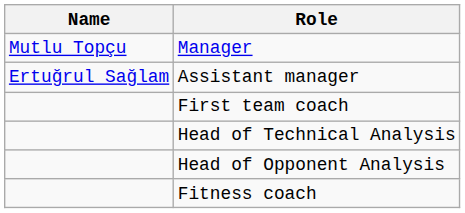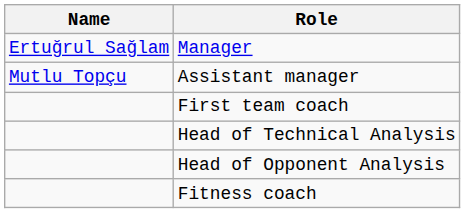(68, 48) Mutlu Topçu -> (89, 48) Ertuğrul Sağlam
(89, 77) Ertuğrul Sağlam -> (68, 77) Mutlu Topçu
